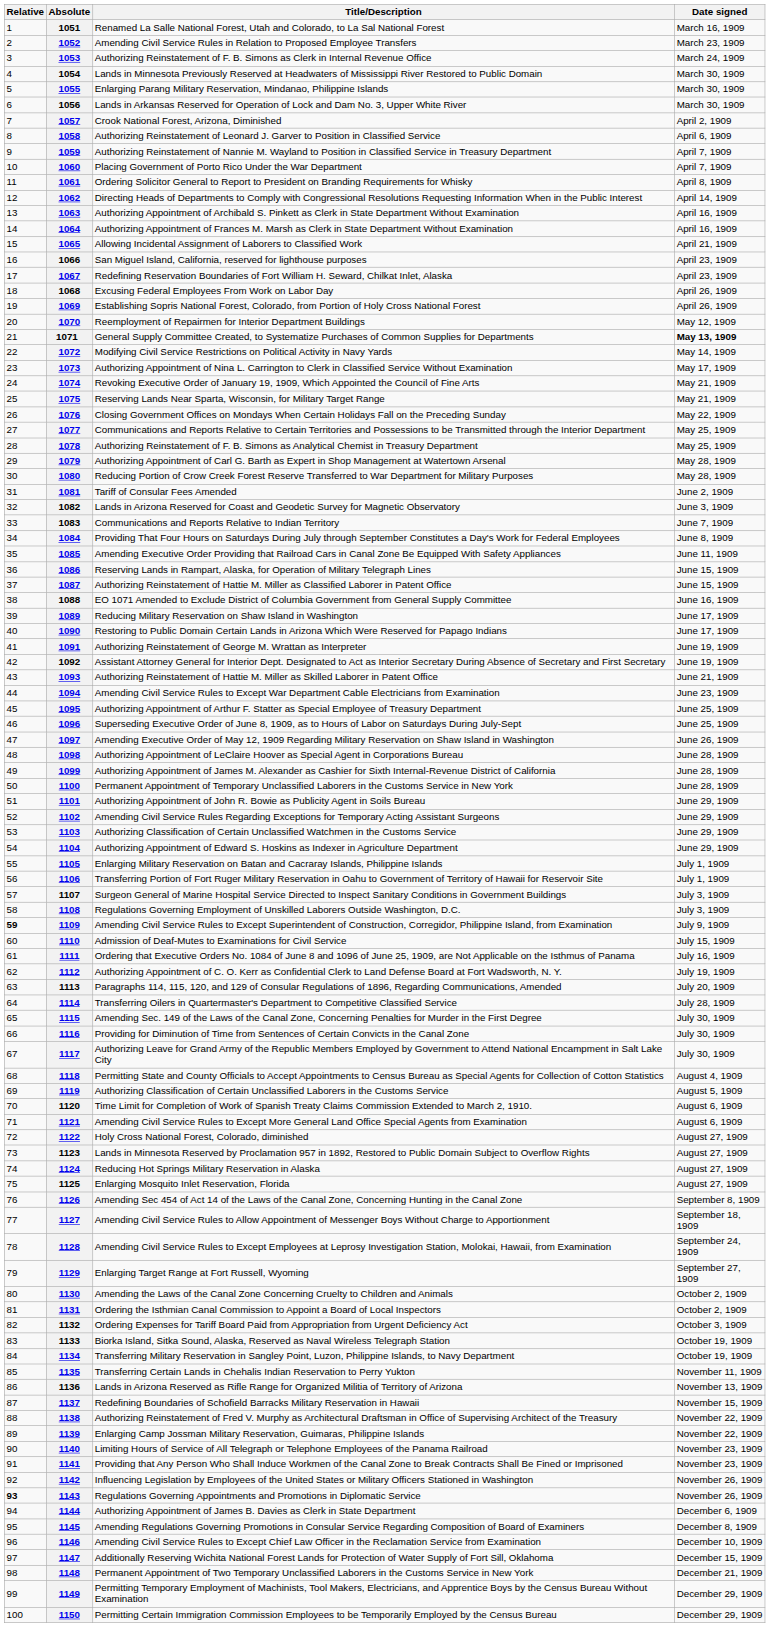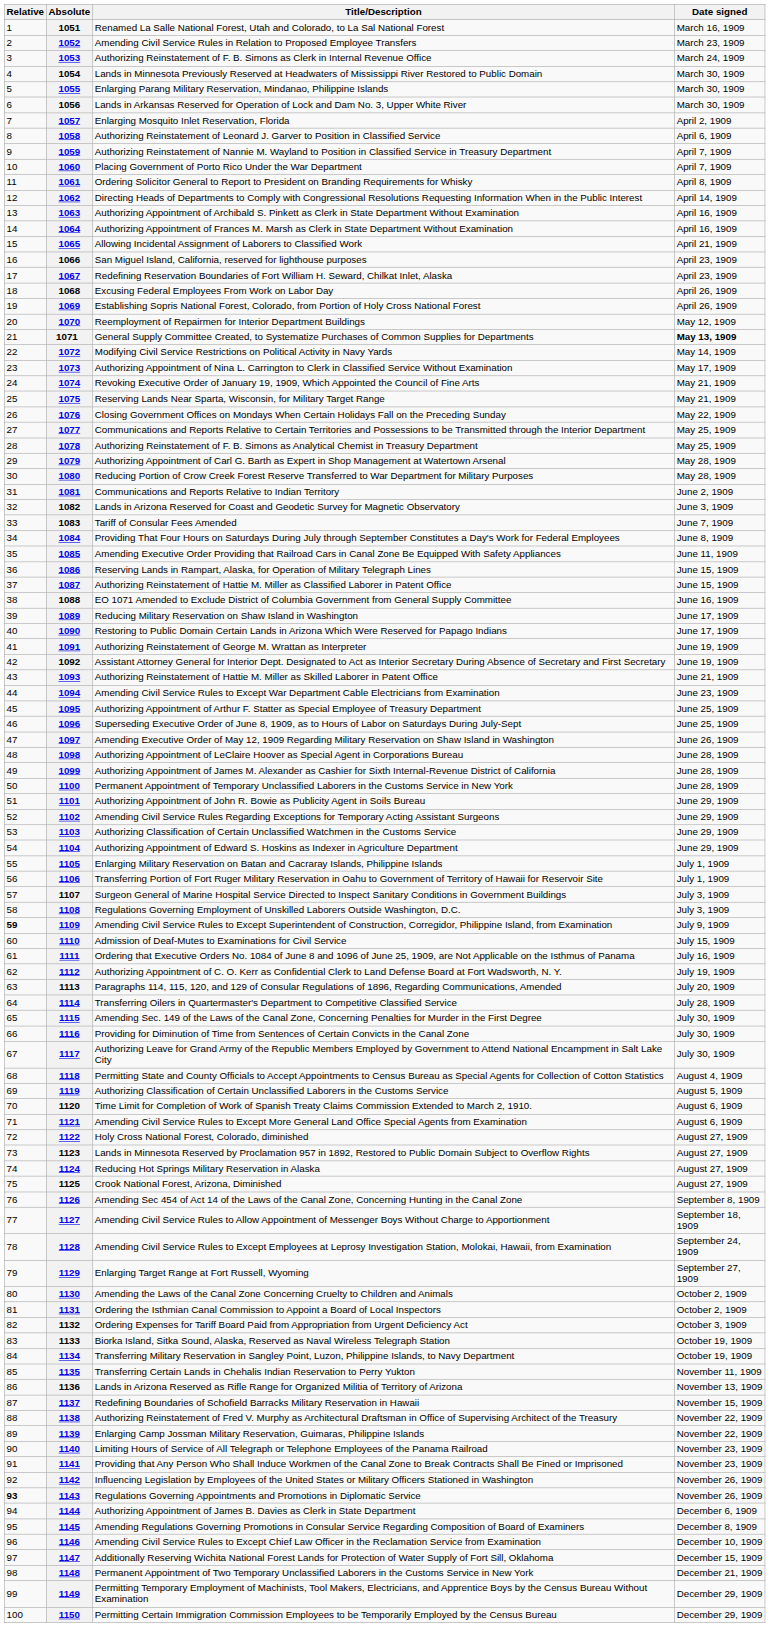(188, 120) Crook National Forest, Arizona, Diminished -> (192, 120) Enlarging Mosquito Inlet Reservation, Florida
(166, 492) Tariff of Consular Fees Amended -> (217, 492) Communications and Reports Relative to Indian Territory
(217, 523) Communications and Reports Relative to Indian Territory -> (166, 523) Tariff of Consular Fees Amended
(192, 1184) Enlarging Mosquito Inlet Reservation, Florida -> (188, 1184) Crook National Forest, Arizona, Diminished
